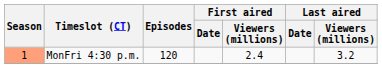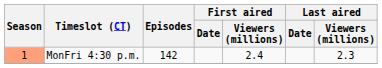(169, 55) 120 -> (169, 55) 142
(346, 55) 3.2 -> (346, 55) 2.3
